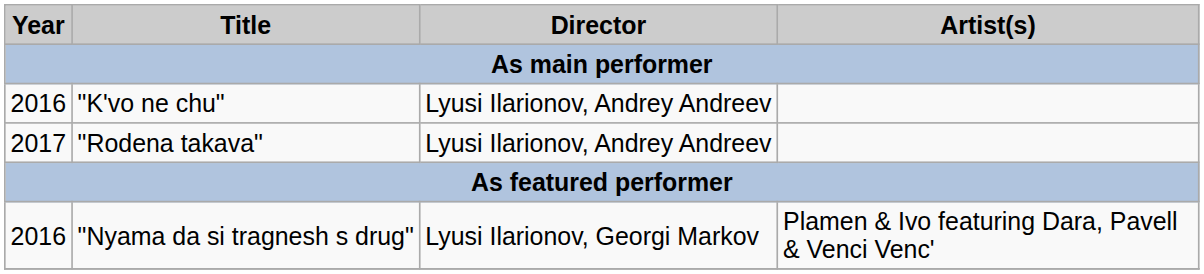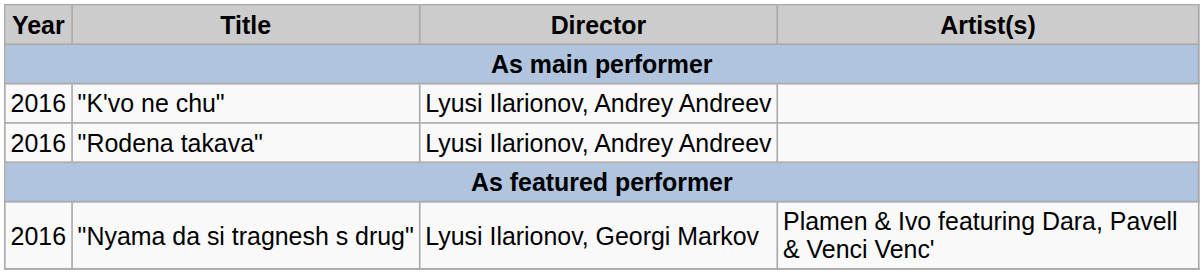(38, 143) 2017 -> (38, 143) 2016
